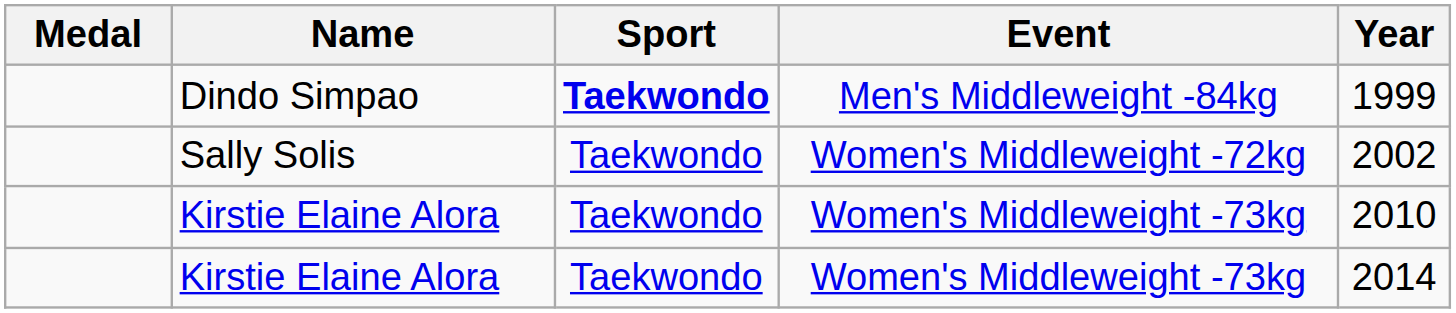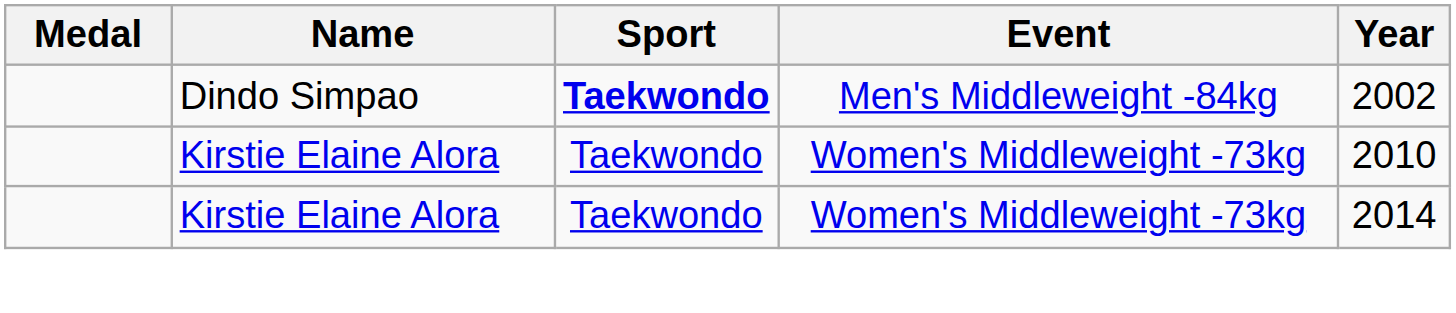(1394, 95) 1999 -> (1394, 95) 2002
- row: (267, 155)
